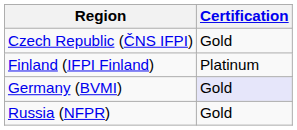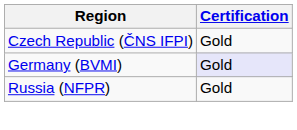- row: (81, 64)
